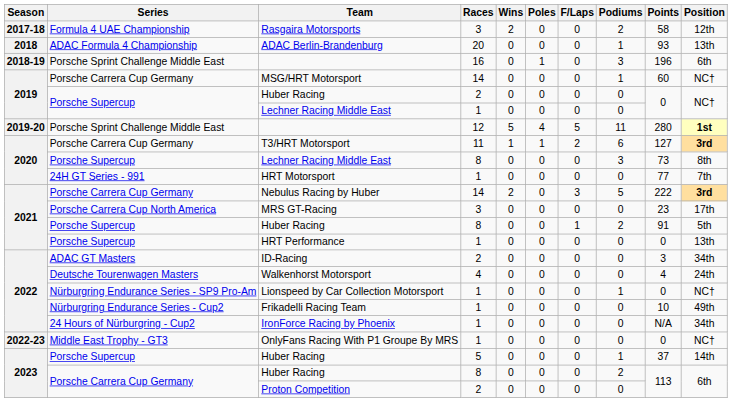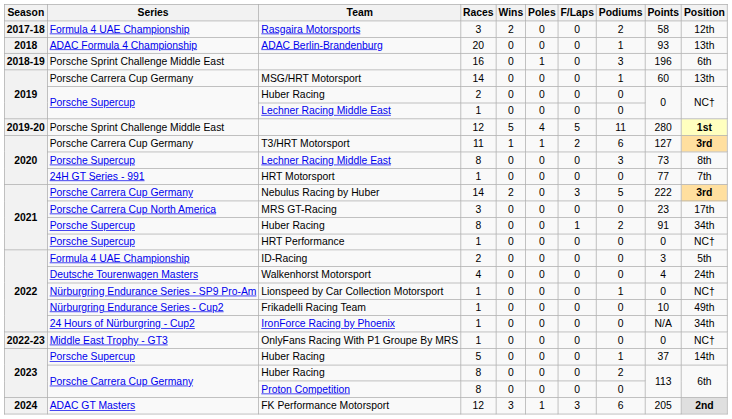(704, 78) NC† -> (704, 78) 13th
(704, 226) 5th -> (704, 226) 34th
(704, 242) 13th -> (704, 242) NC†
(92, 259) ADAC GT Masters -> (120, 259) Formula 4 UAE Championship
(704, 259) 34th -> (704, 259) 5th
(478, 390) 2 -> (478, 390) 8
+ row: (26, 406)
